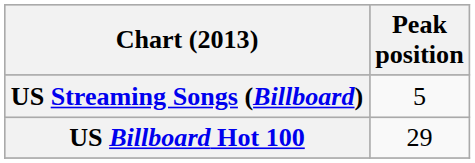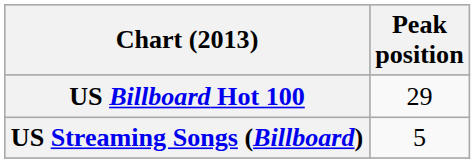rows swapped: (187, 137) <-> (187, 95)
